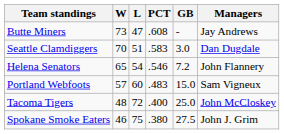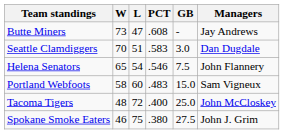(183, 66) 7.2 -> (183, 66) 7.5
(121, 84) 57 -> (121, 84) 58
